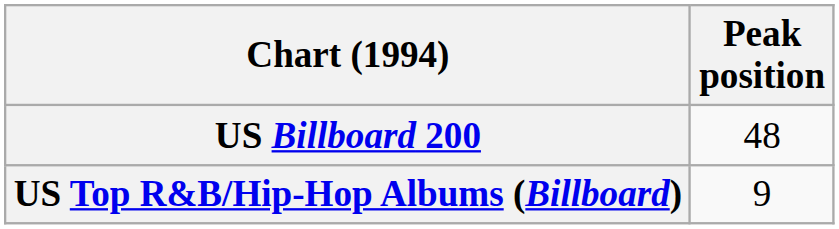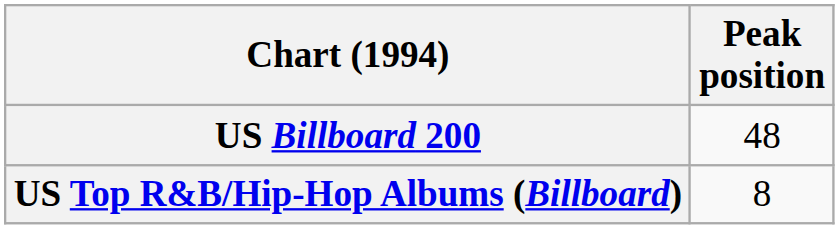(762, 193) 9 -> (762, 193) 8
